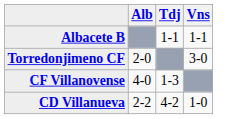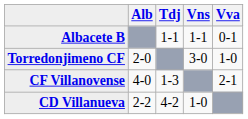+ column: (228, 15)
